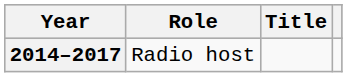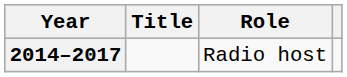columns swapped: (296, 22) <-> (193, 22)
